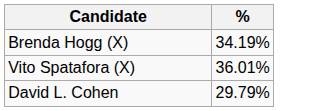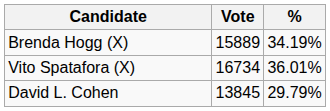+ column: (238, 17)
